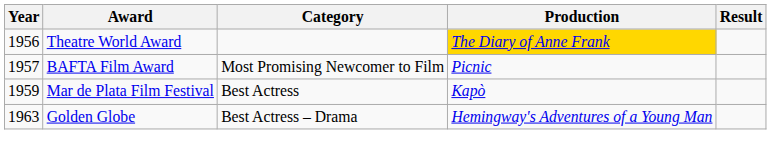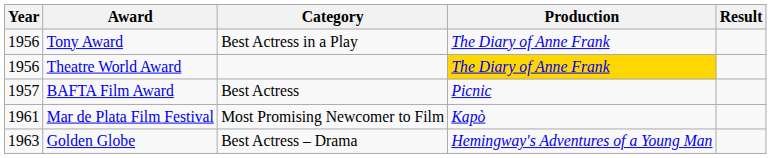+ row: (85, 41)
(333, 66) Most Promising Newcomer to Film -> (260, 91) Best Actress
(24, 91) 1959 -> (24, 116) 1961
(260, 91) Best Actress -> (333, 116) Most Promising Newcomer to Film
